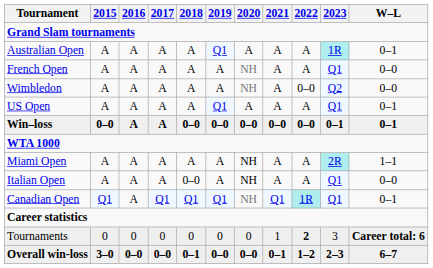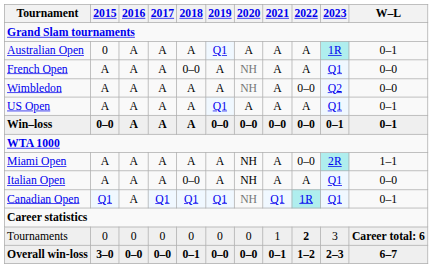(105, 50) A -> (105, 50) 0
(191, 69) A -> (191, 69) 0–0
(191, 124) 0–0 -> (191, 124) A
(306, 161) A -> (306, 161) 0–0
